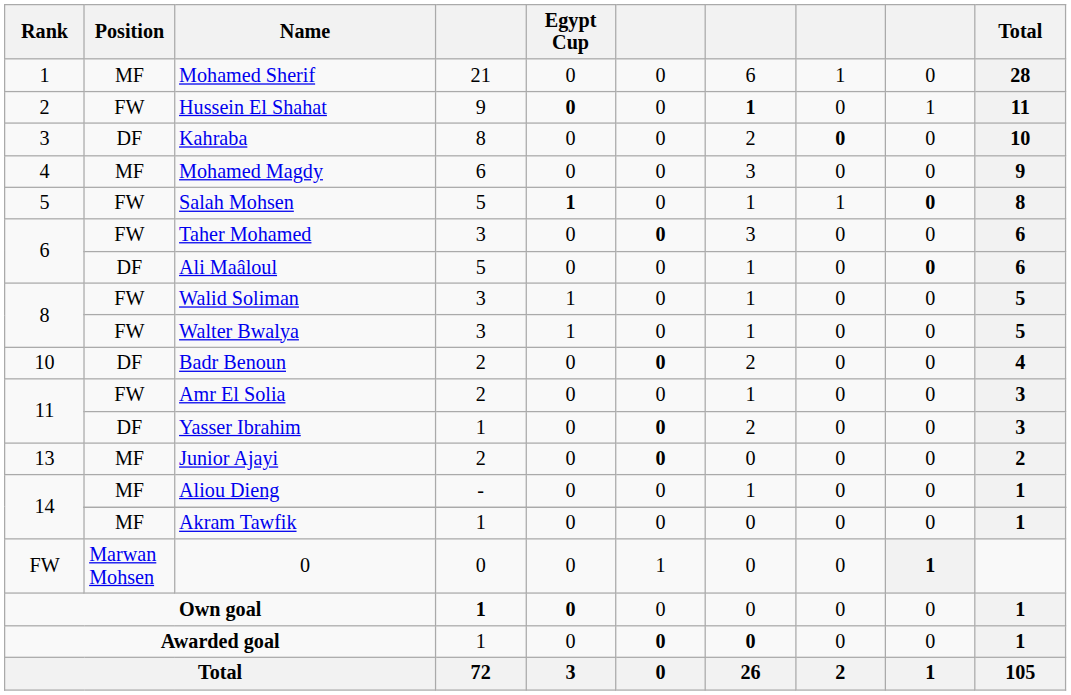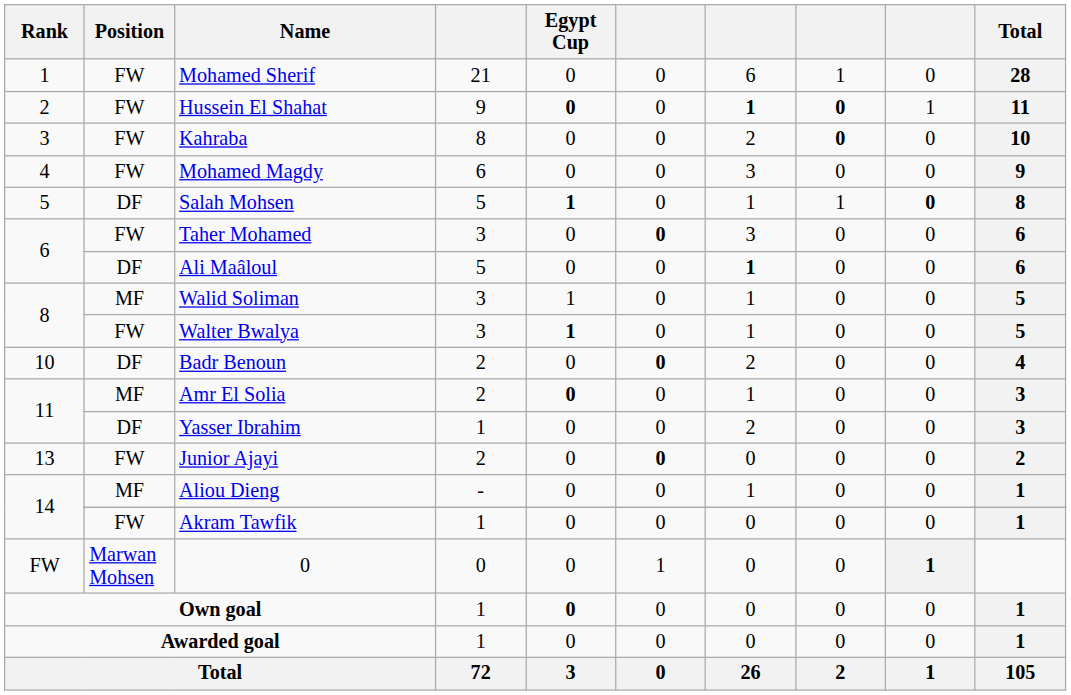(129, 75) MF -> (129, 75) FW
(840, 107) normal -> (840, 107) bold
(129, 139) DF -> (129, 139) FW
(129, 171) MF -> (129, 171) FW
(129, 203) FW -> (129, 203) DF
(750, 266) normal -> (750, 266) bold
(930, 266) bold -> (930, 266) normal
(129, 298) FW -> (129, 298) MF
(571, 330) normal -> (571, 330) bold
(129, 394) FW -> (129, 394) MF
(571, 394) normal -> (571, 394) bold
(661, 426) bold -> (661, 426) normal
(129, 458) MF -> (129, 458) FW
(129, 522) MF -> (129, 522) FW
(481, 609) bold -> (481, 609) normal
(661, 641) bold -> (661, 641) normal
(750, 641) bold -> (750, 641) normal
